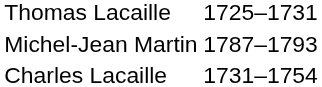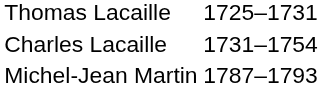rows swapped: (86, 75) <-> (101, 44)
